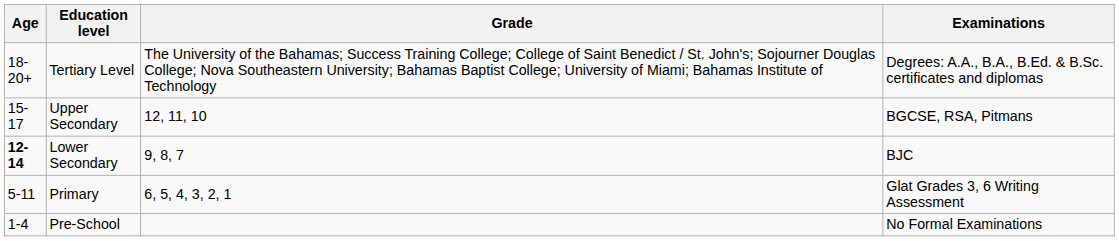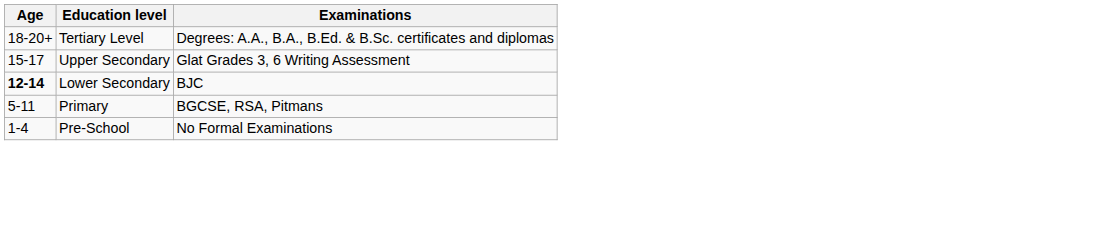- column: (512, 23)
(960, 117) BGCSE, RSA, Pitmans -> (293, 60) Glat Grades 3, 6 Writing Assessment
(963, 194) Glat Grades 3, 6 Writing Assessment -> (250, 106) BGCSE, RSA, Pitmans
